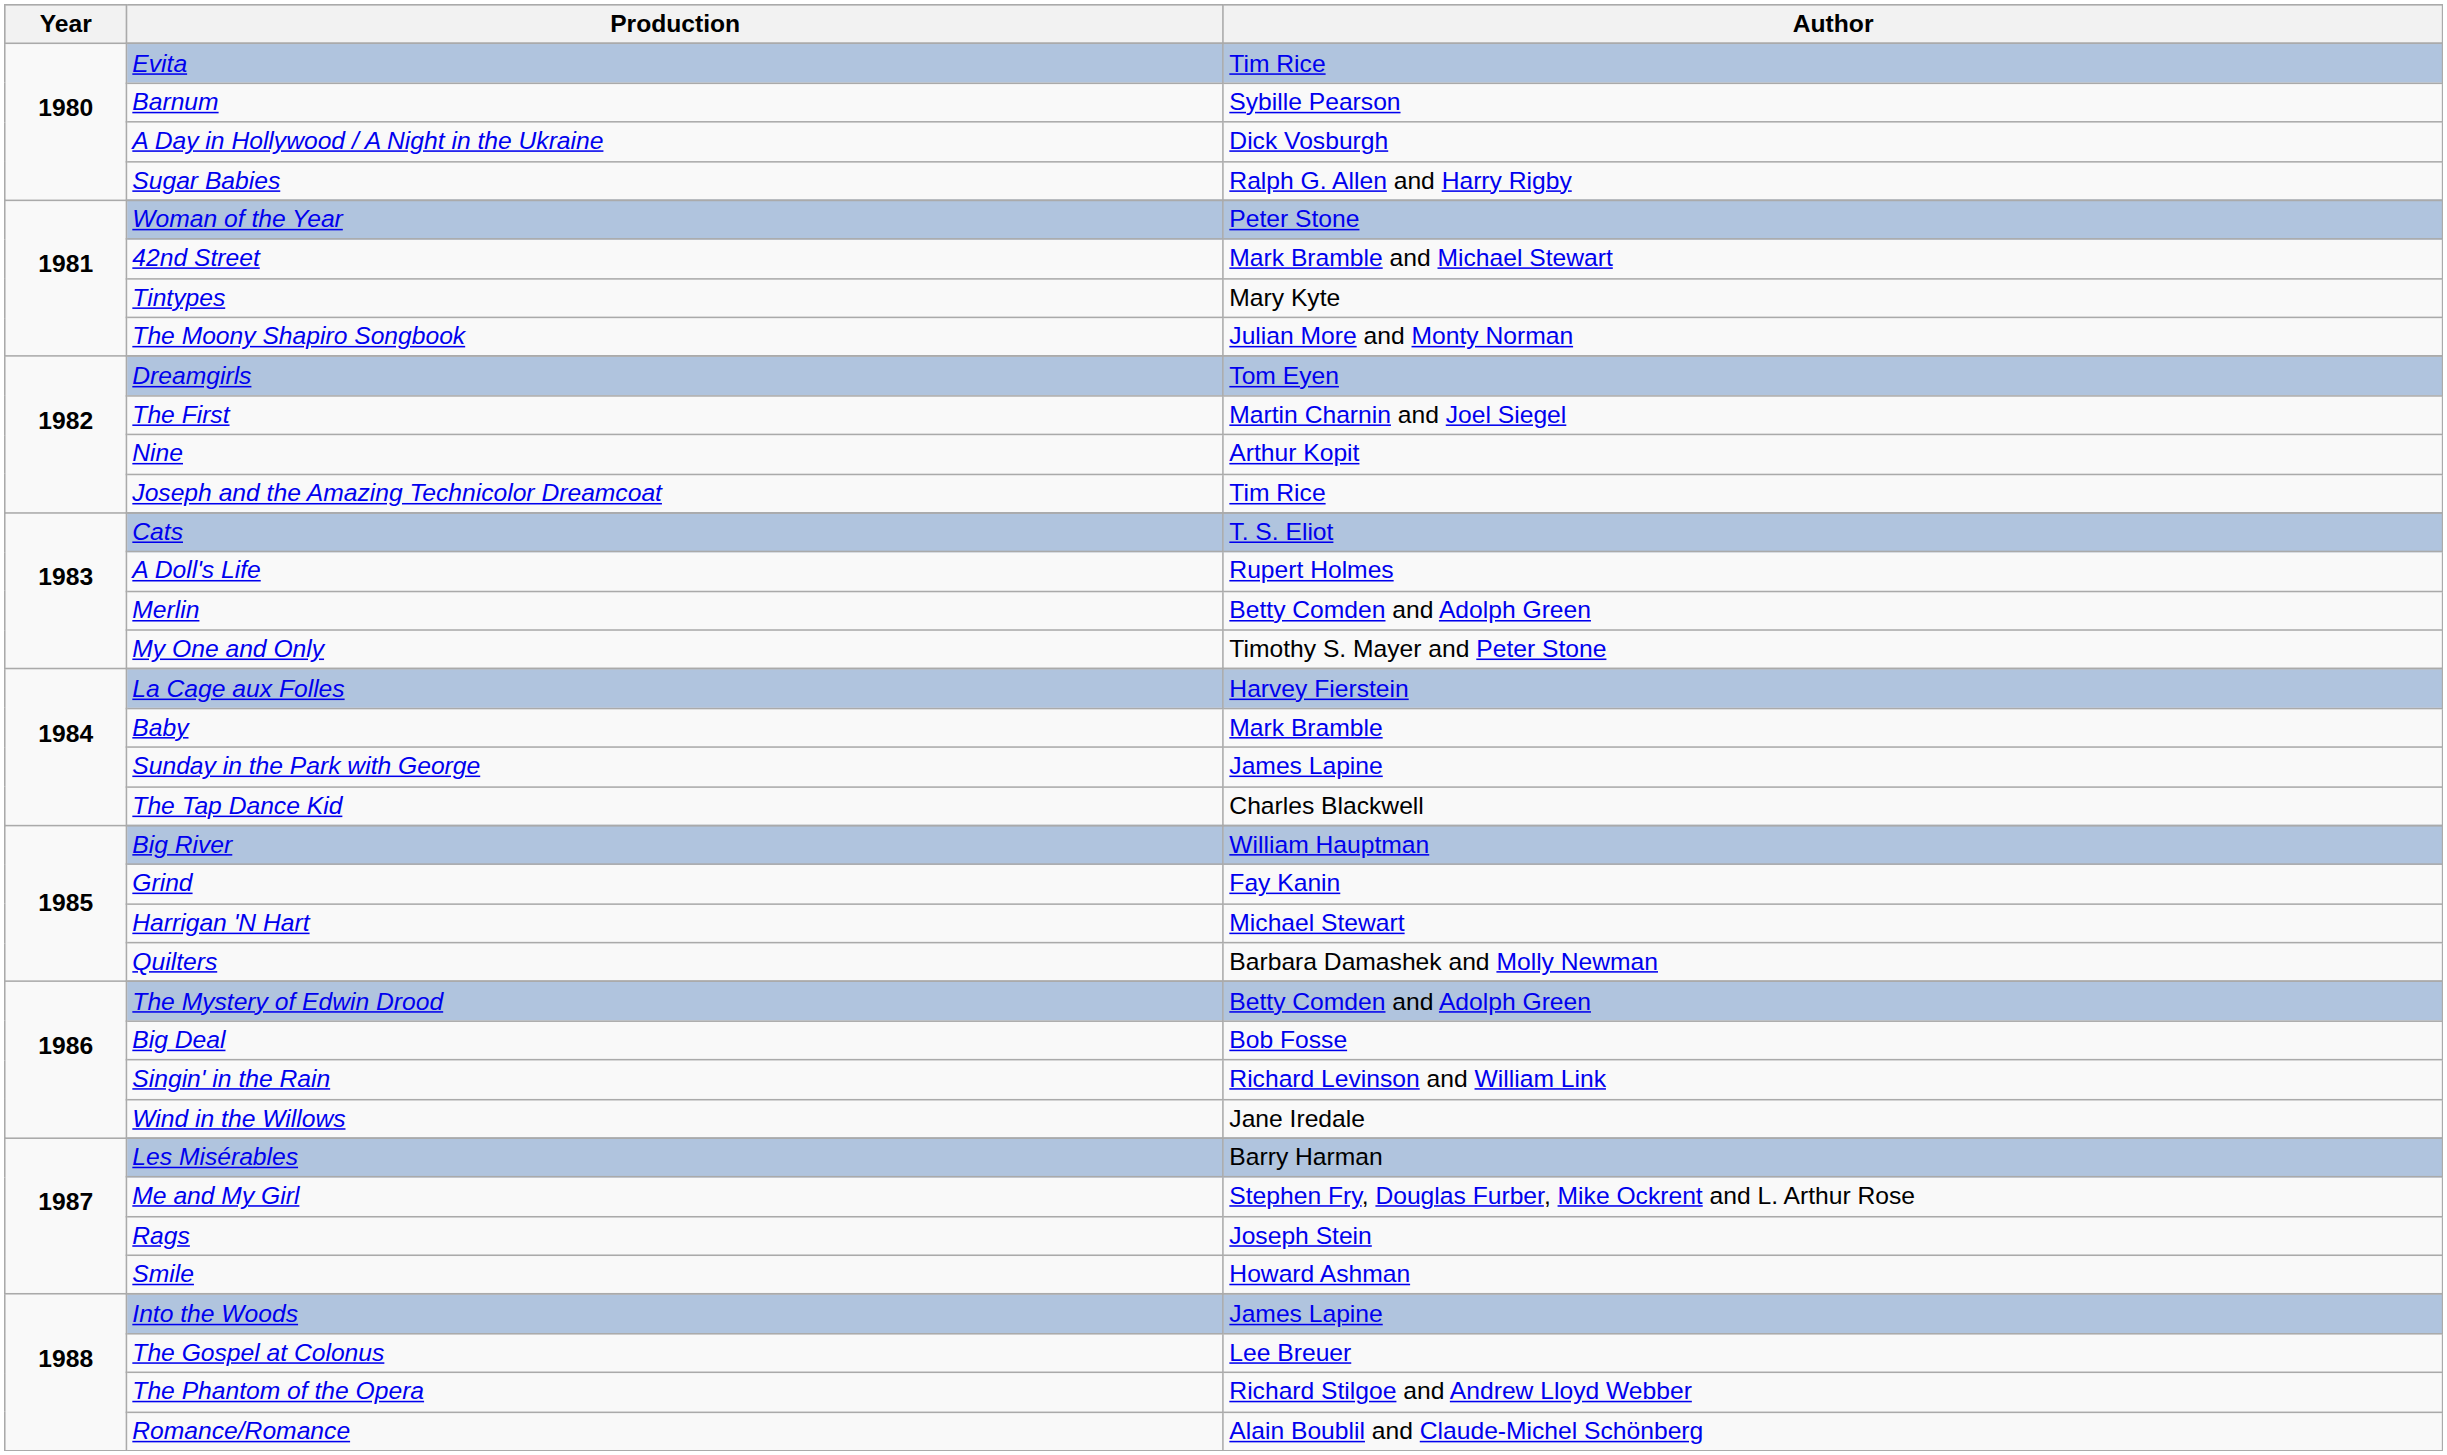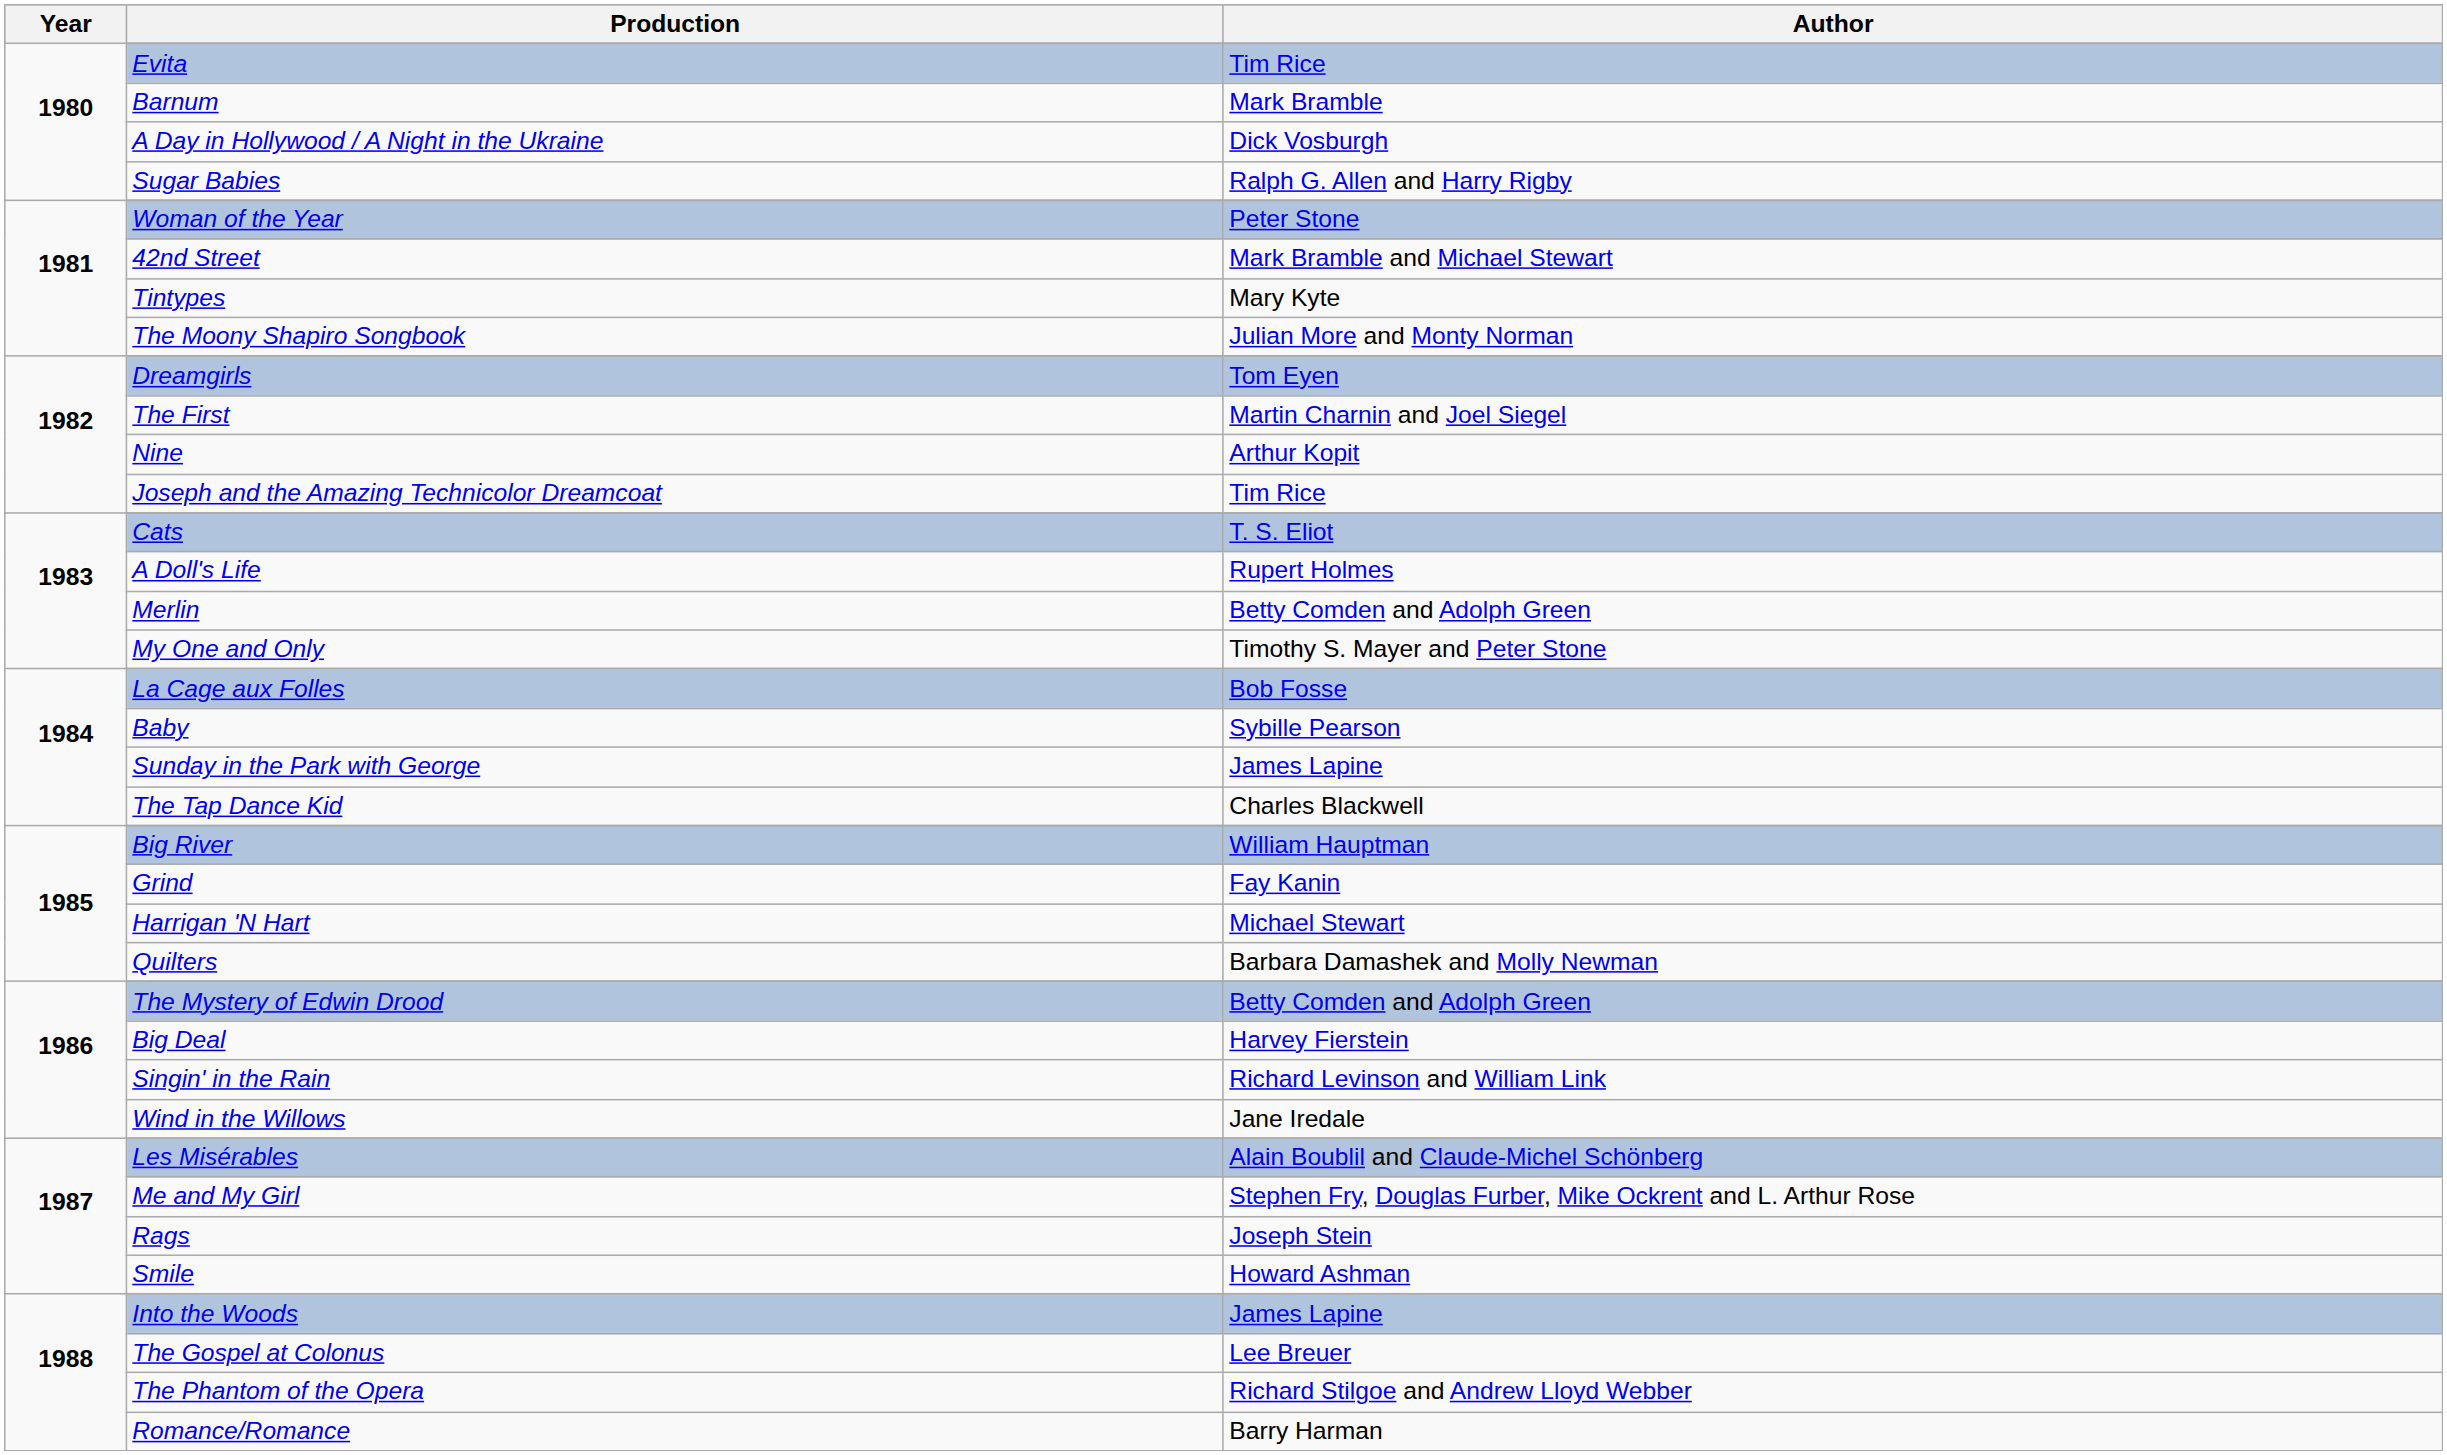(1315, 102) Sybille Pearson -> (1306, 102) Mark Bramble
(1319, 688) Harvey Fierstein -> (1288, 688) Bob Fosse
(1306, 727) Mark Bramble -> (1315, 727) Sybille Pearson
(1288, 1040) Bob Fosse -> (1319, 1040) Harvey Fierstein
(1306, 1157) Barry Harman -> (1466, 1157) Alain Boublil and Claude-Michel Schönberg
(1466, 1430) Alain Boublil and Claude-Michel Schönberg -> (1306, 1430) Barry Harman
